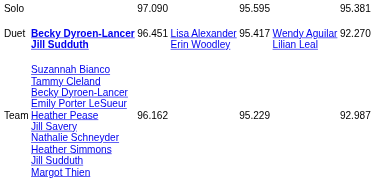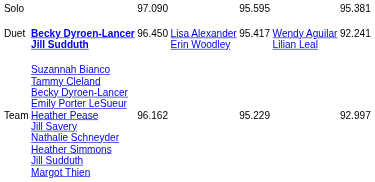(153, 33) 96.451 -> (153, 33) 96.450
(355, 33) 92.270 -> (355, 33) 92.241
(355, 115) 92.987 -> (355, 115) 92.997
